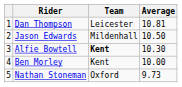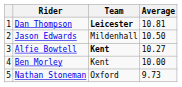(112, 24) normal -> (112, 24) bold
(154, 50) 10.30 -> (154, 50) 10.27
